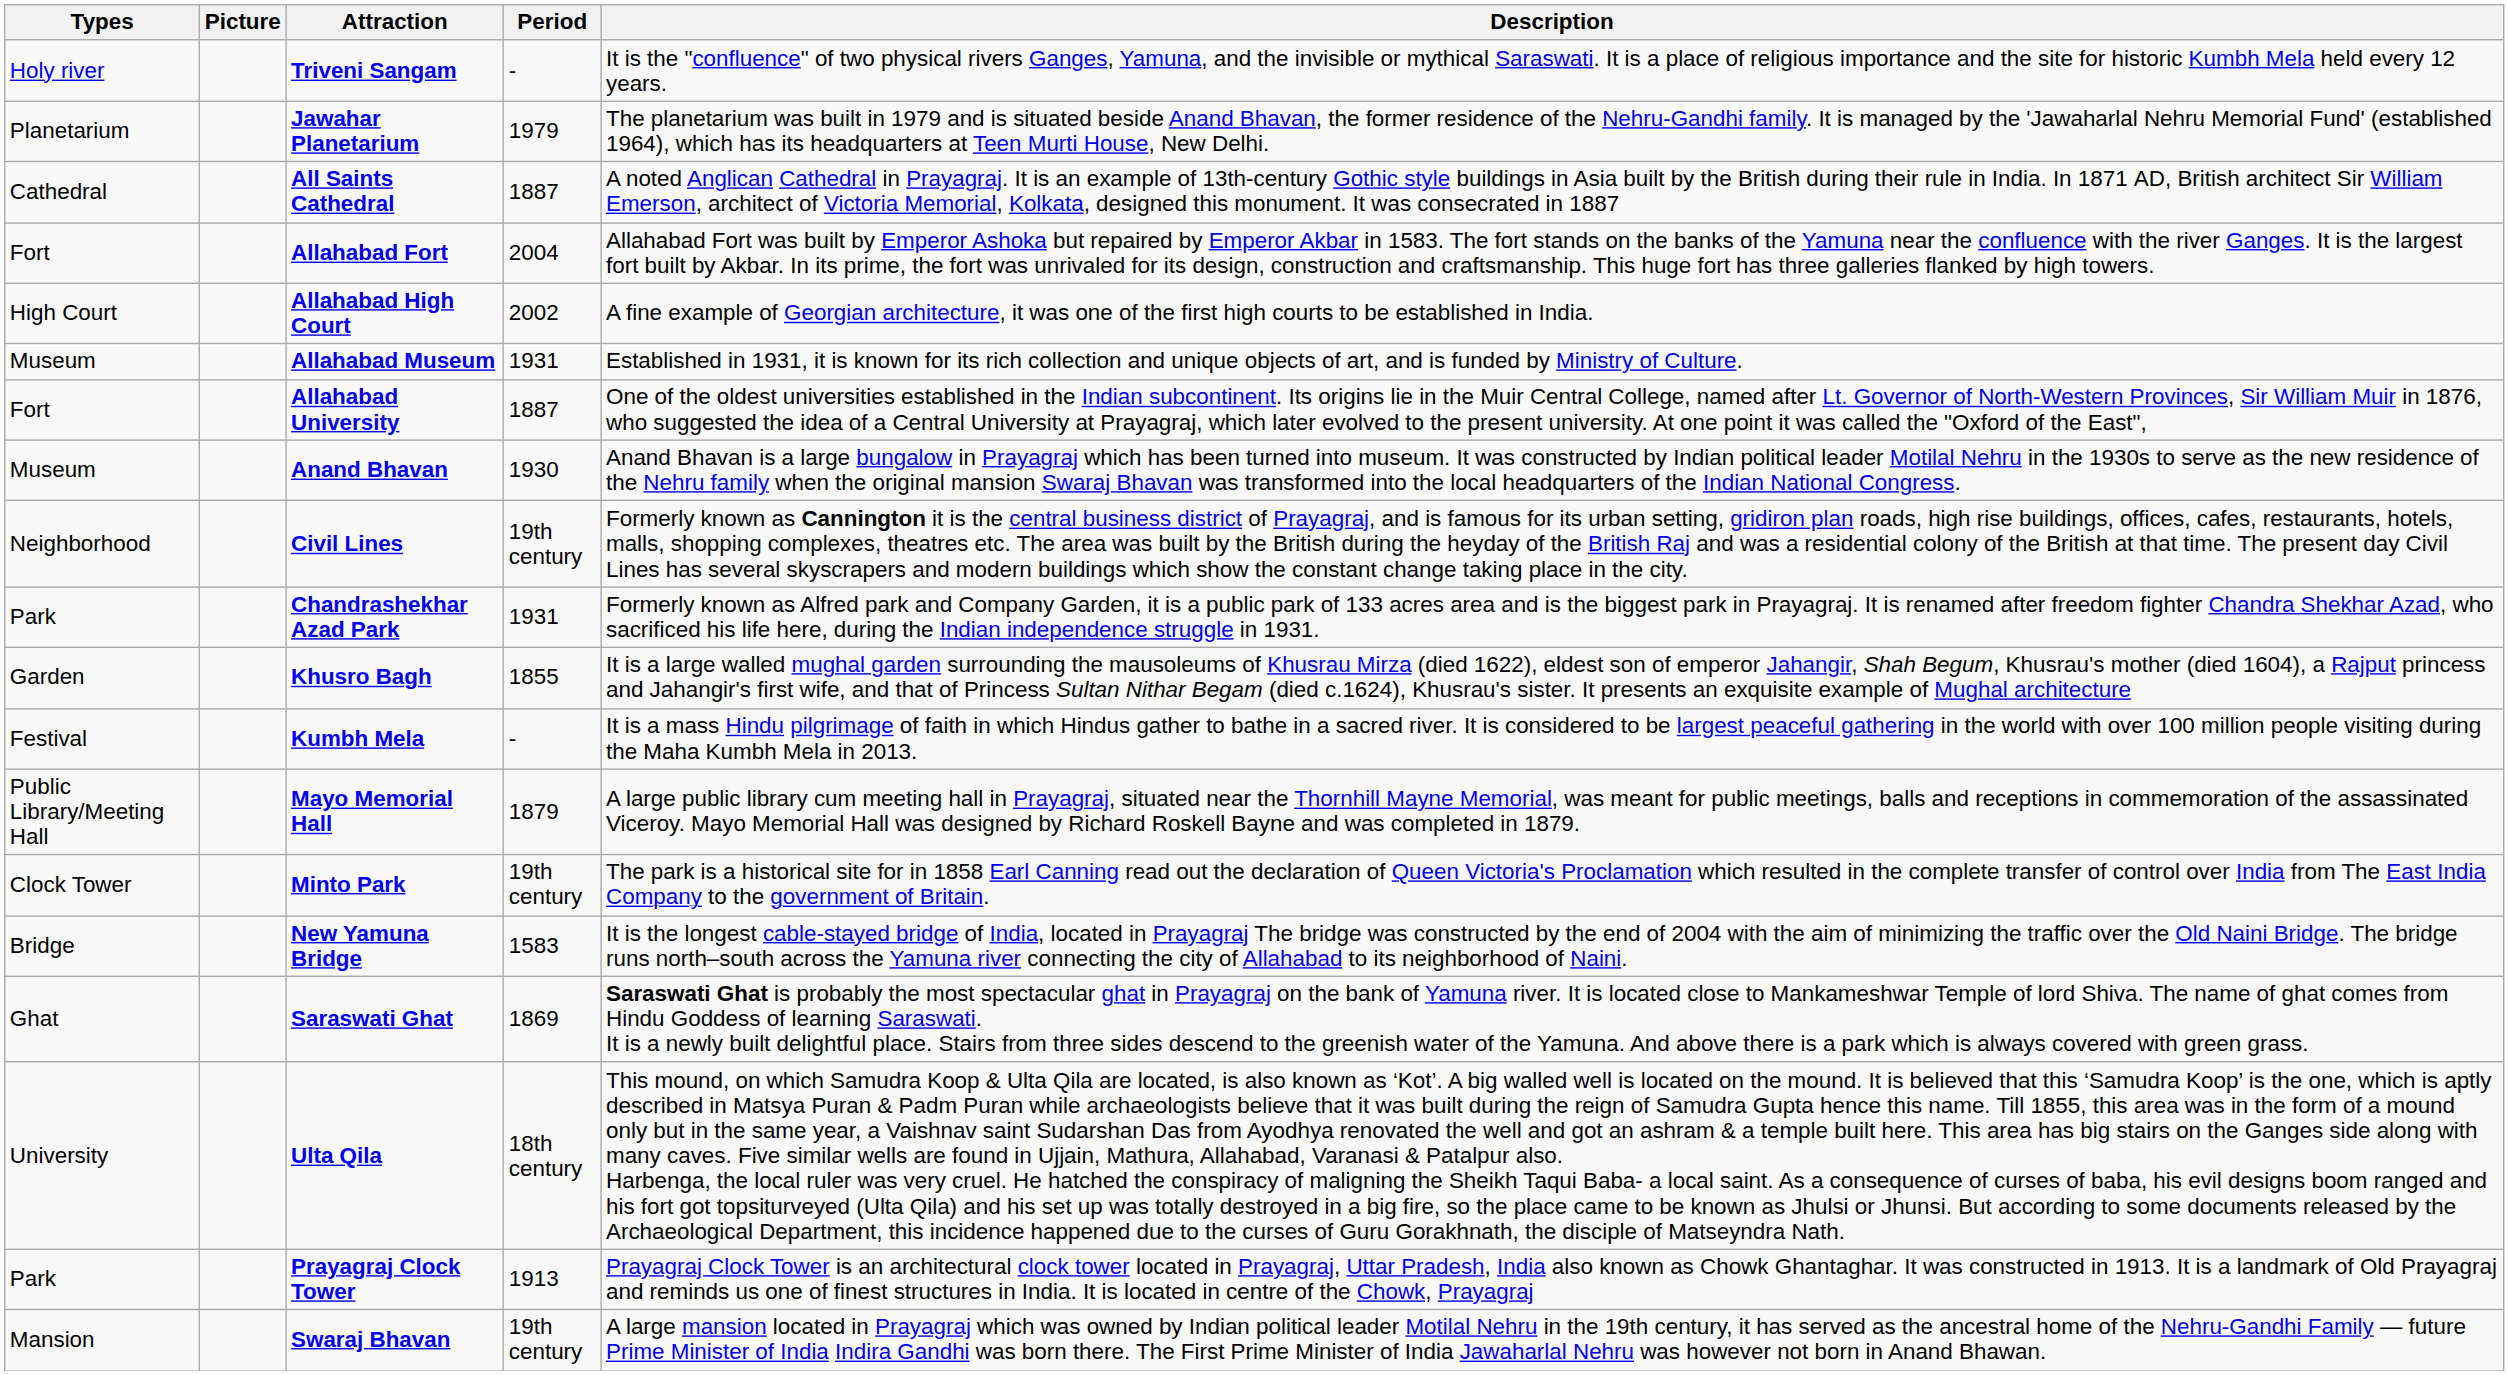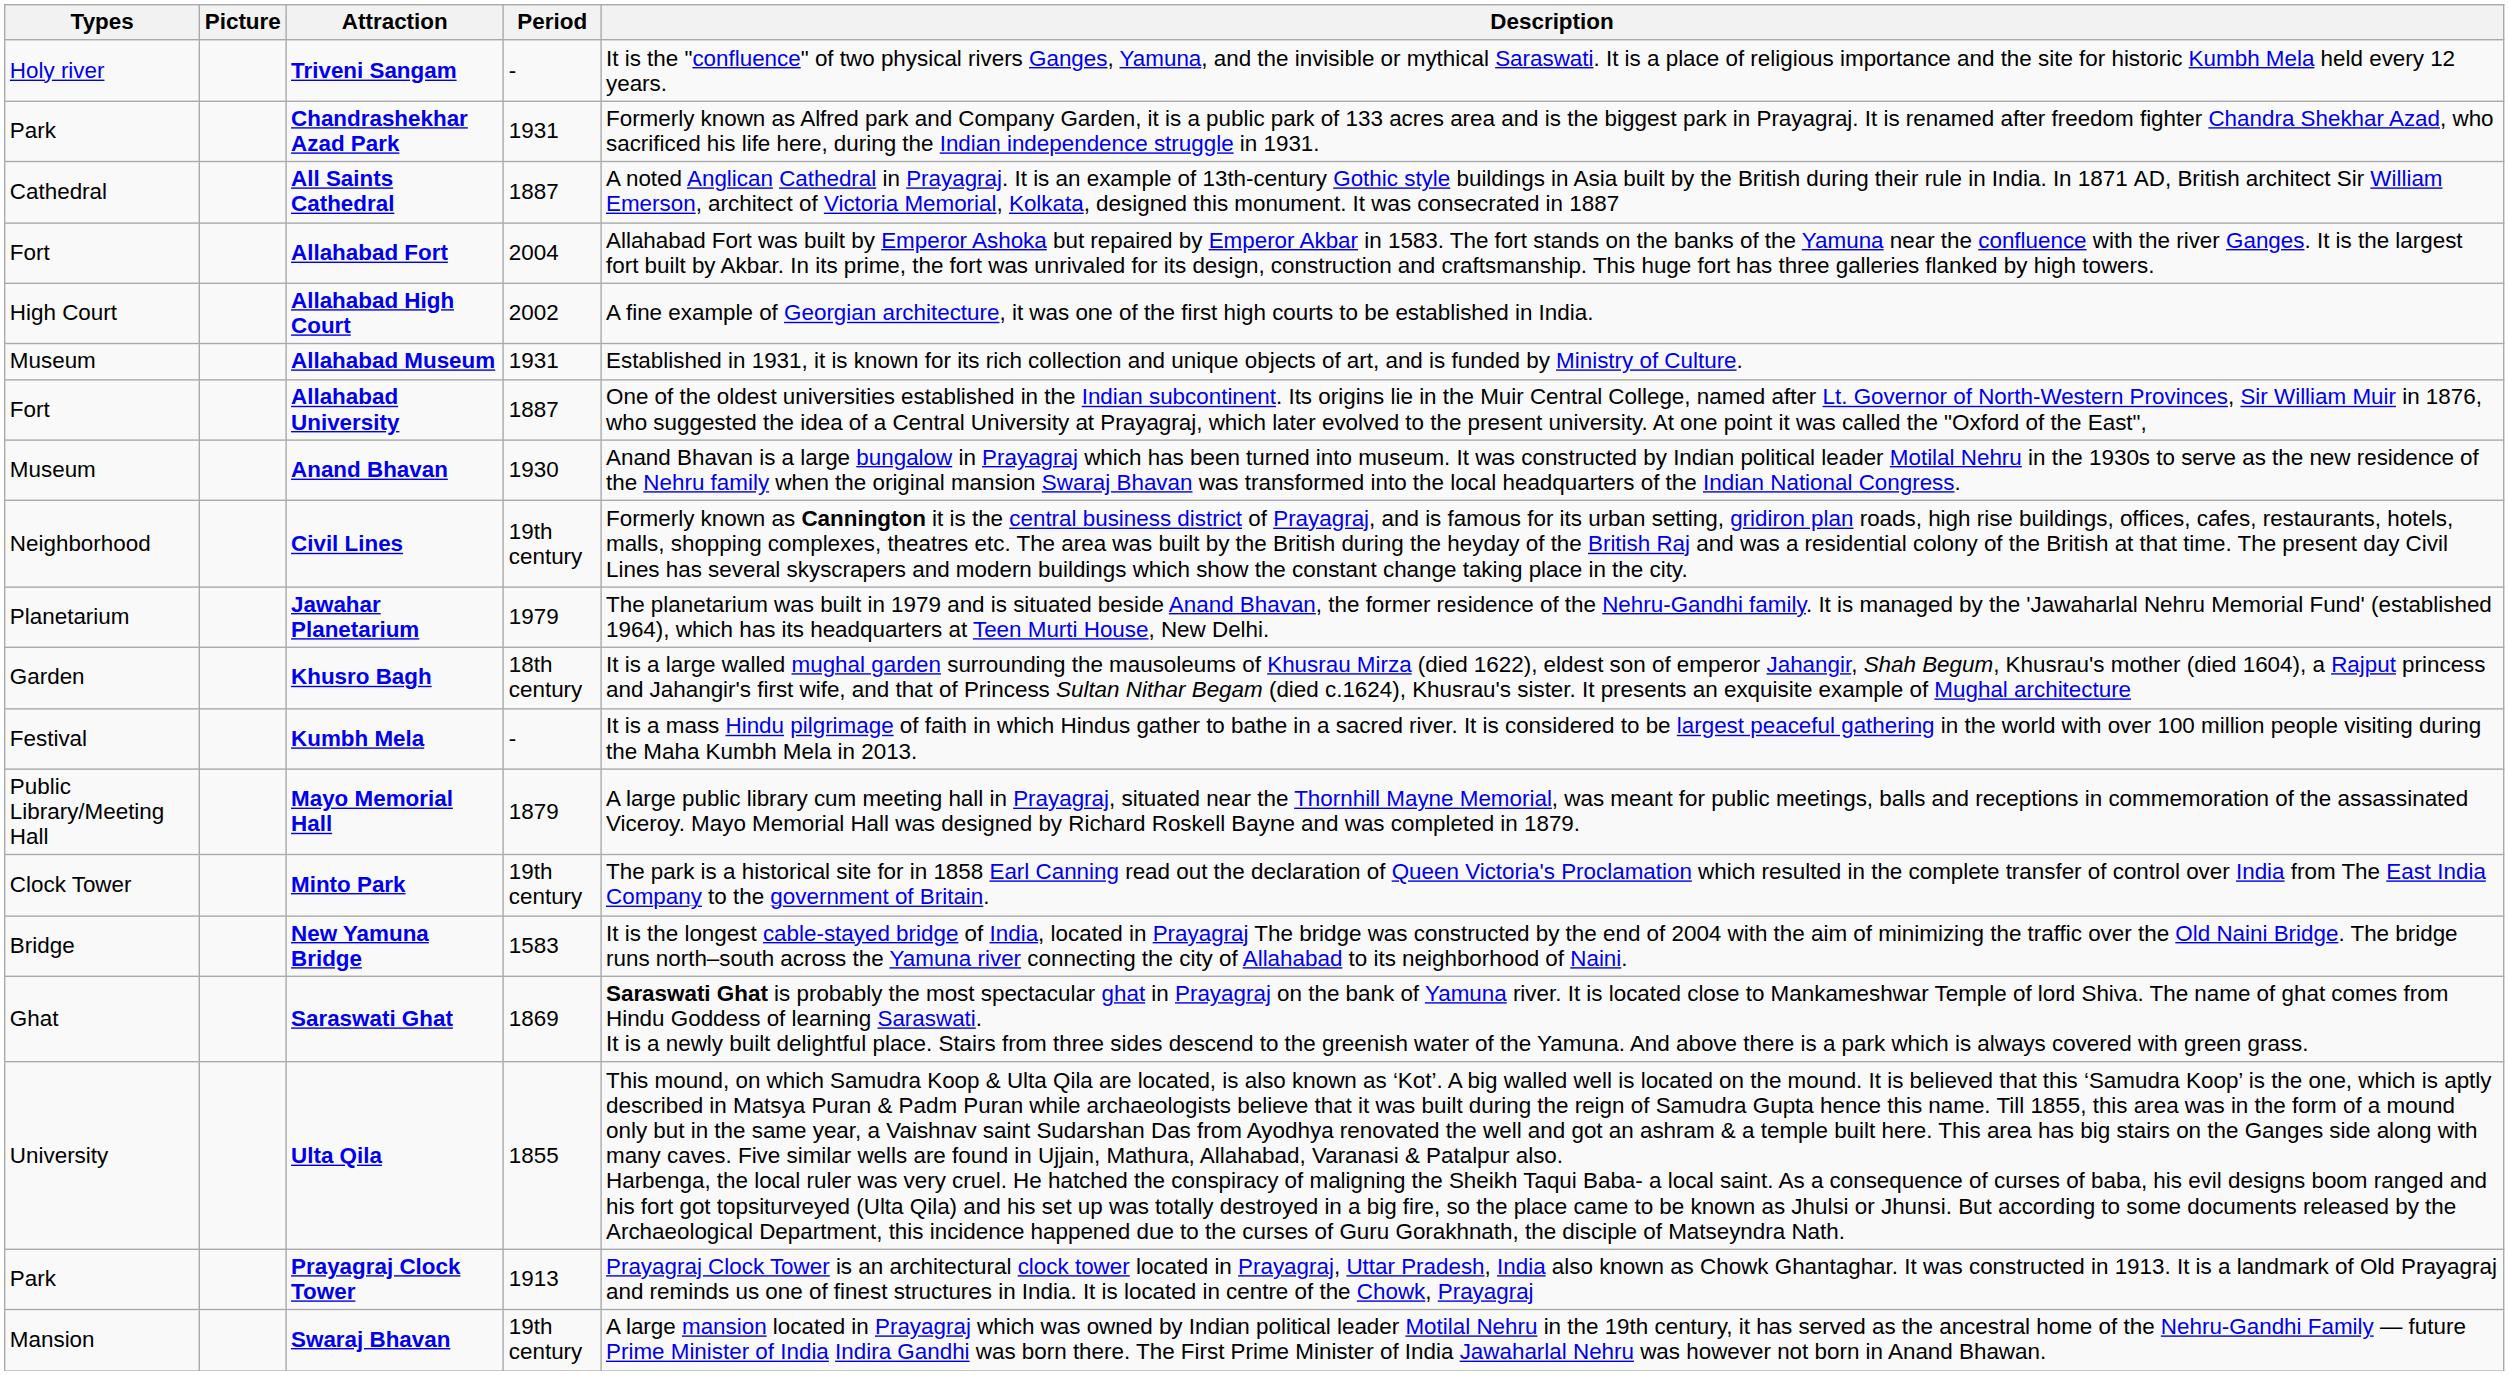rows swapped: (379, 616) <-> (355, 131)
(534, 677) 1855 -> (546, 677) 18th century
(546, 1155) 18th century -> (534, 1155) 1855
